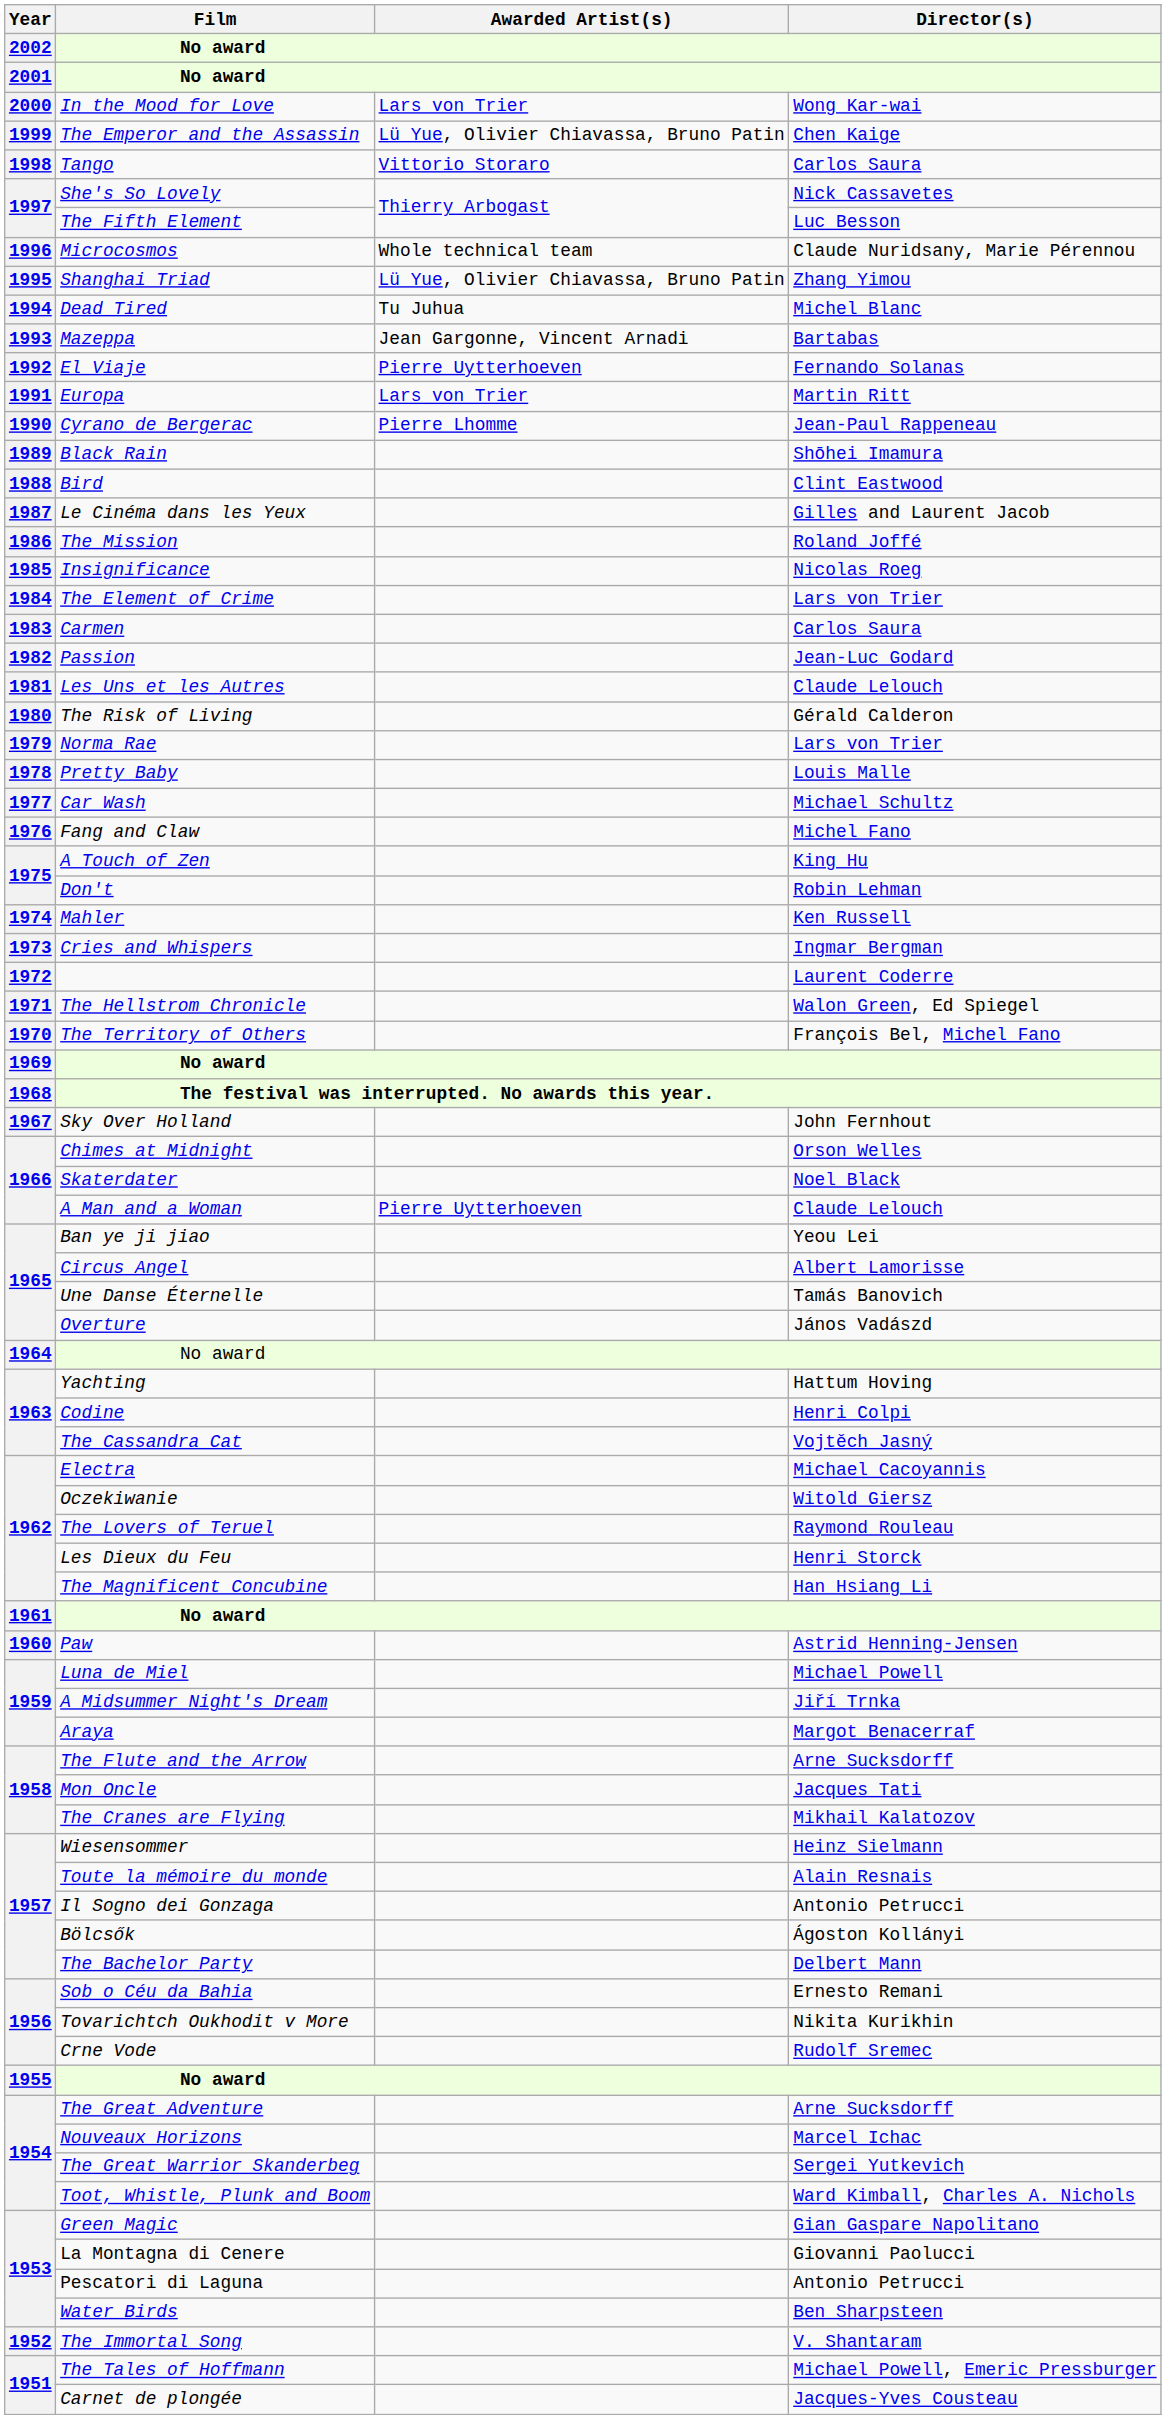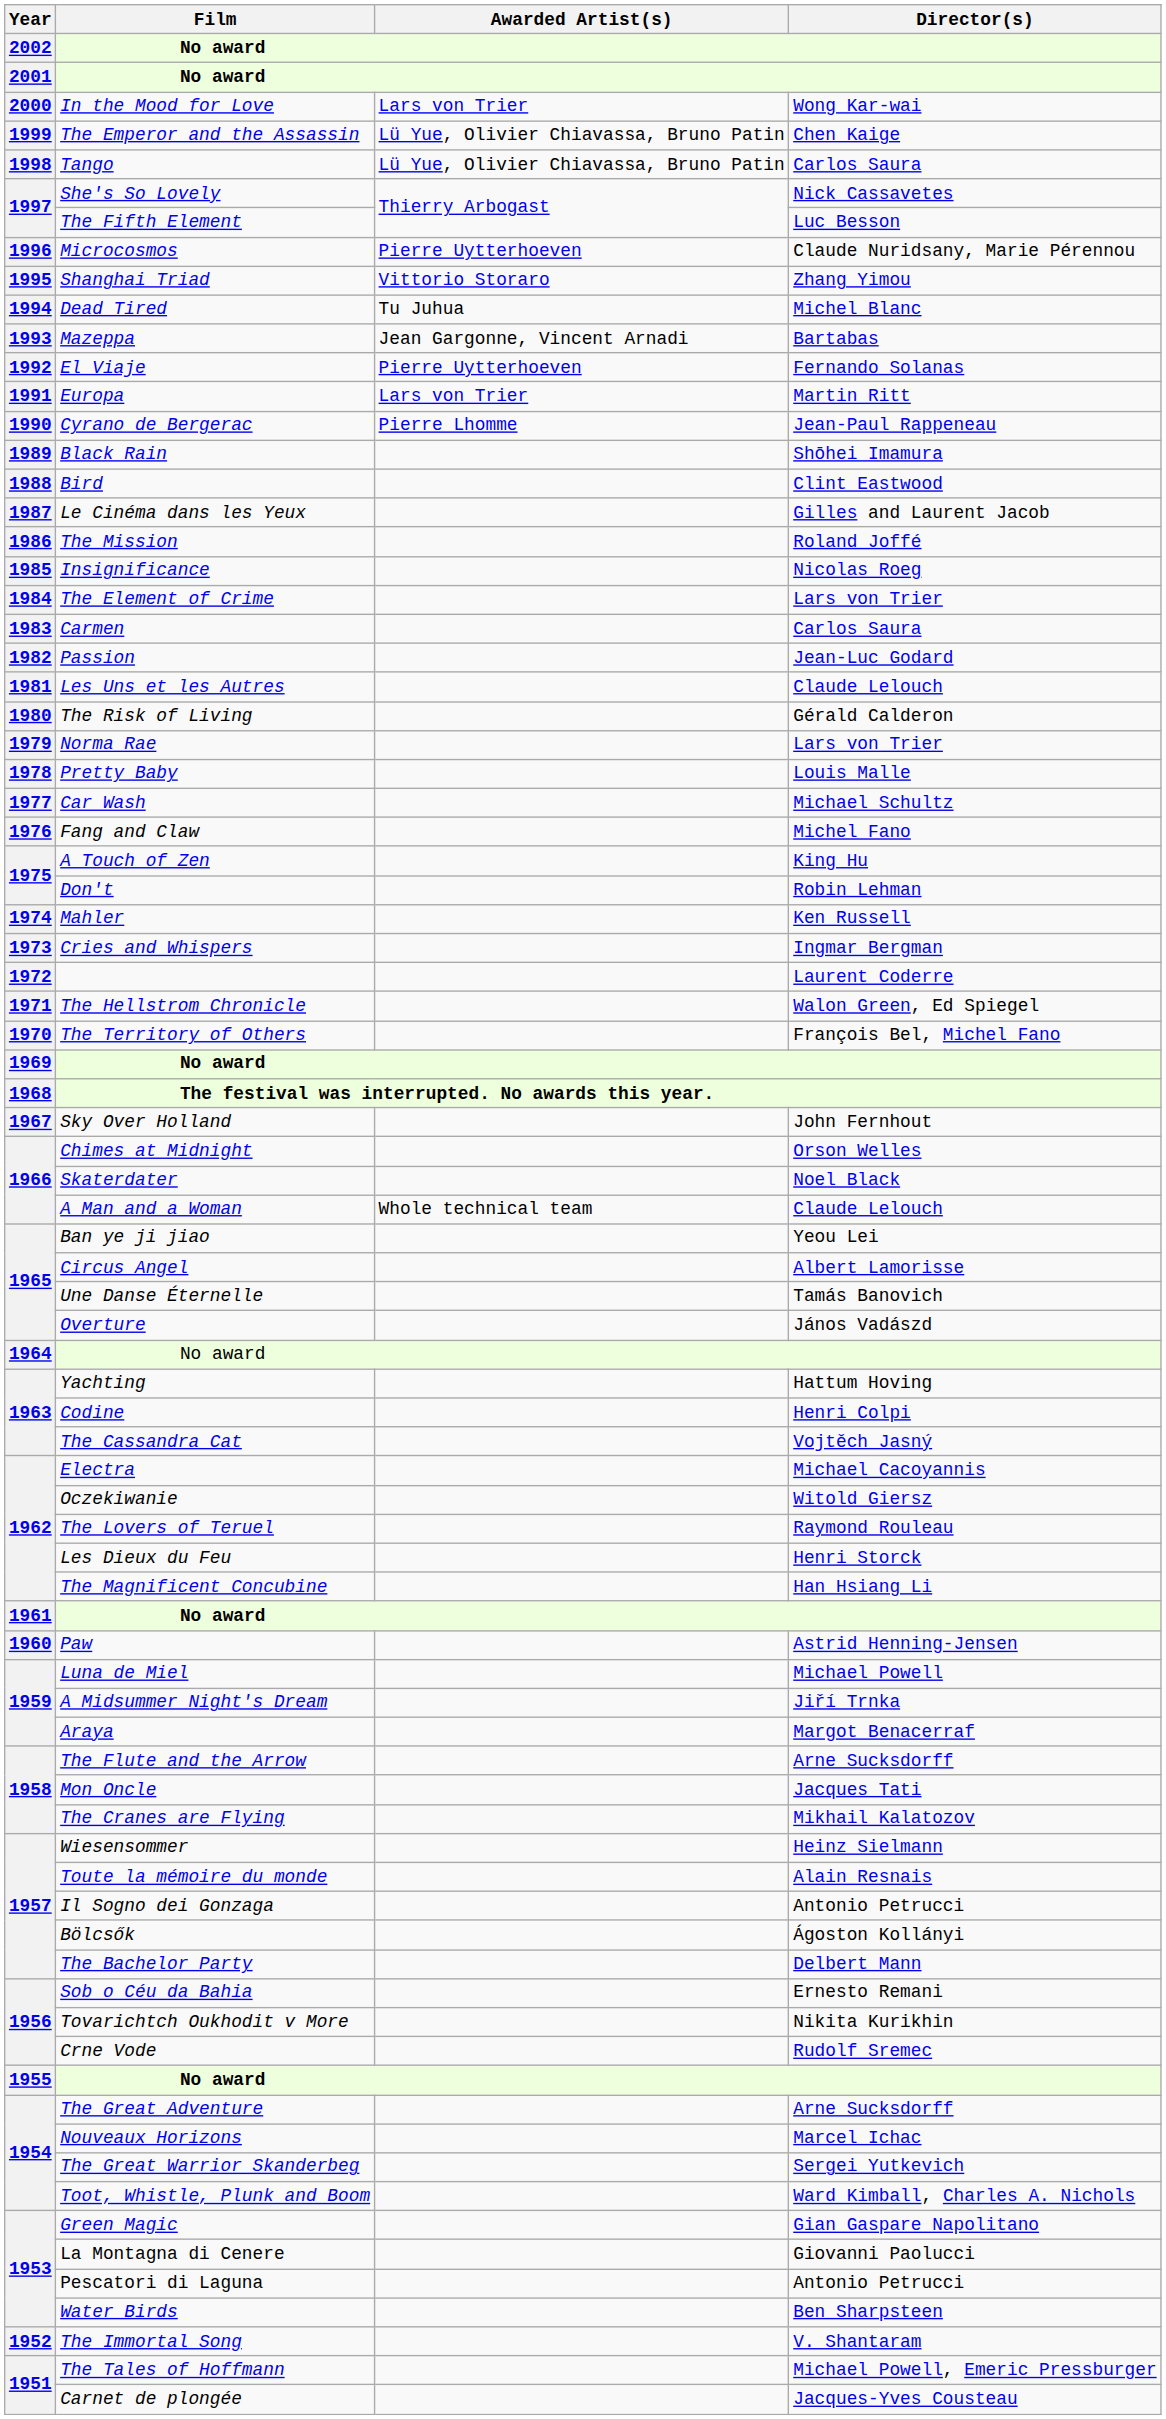(464, 164) Vittorio Storaro -> (582, 164) Lü Yue, Olivier Chiavassa, Bruno Patin
(485, 251) Whole technical team -> (480, 251) Pierre Uytterhoeven
(582, 280) Lü Yue, Olivier Chiavassa, Bruno Patin -> (464, 280) Vittorio Storaro
(480, 1209) Pierre Uytterhoeven -> (485, 1209) Whole technical team
